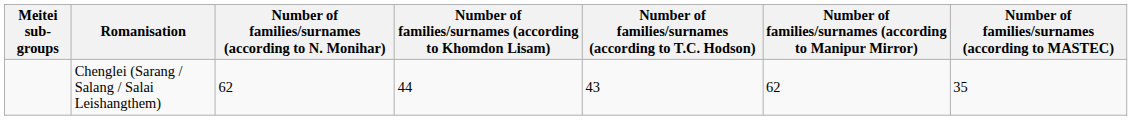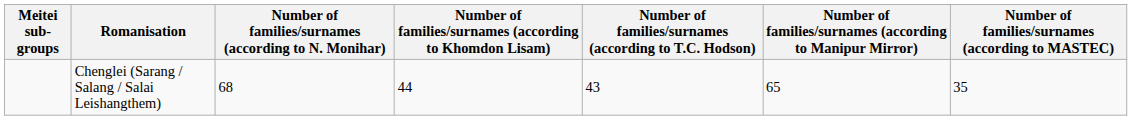(226, 87) 62 -> (226, 87) 68
(773, 87) 62 -> (773, 87) 65
